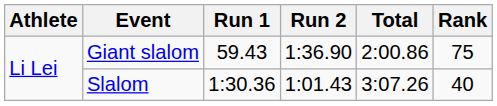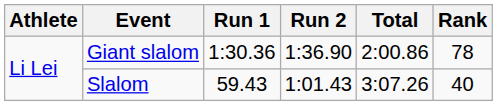(242, 52) 59.43 -> (242, 52) 1:30.36
(463, 52) 75 -> (463, 52) 78
(242, 84) 1:30.36 -> (242, 84) 59.43
